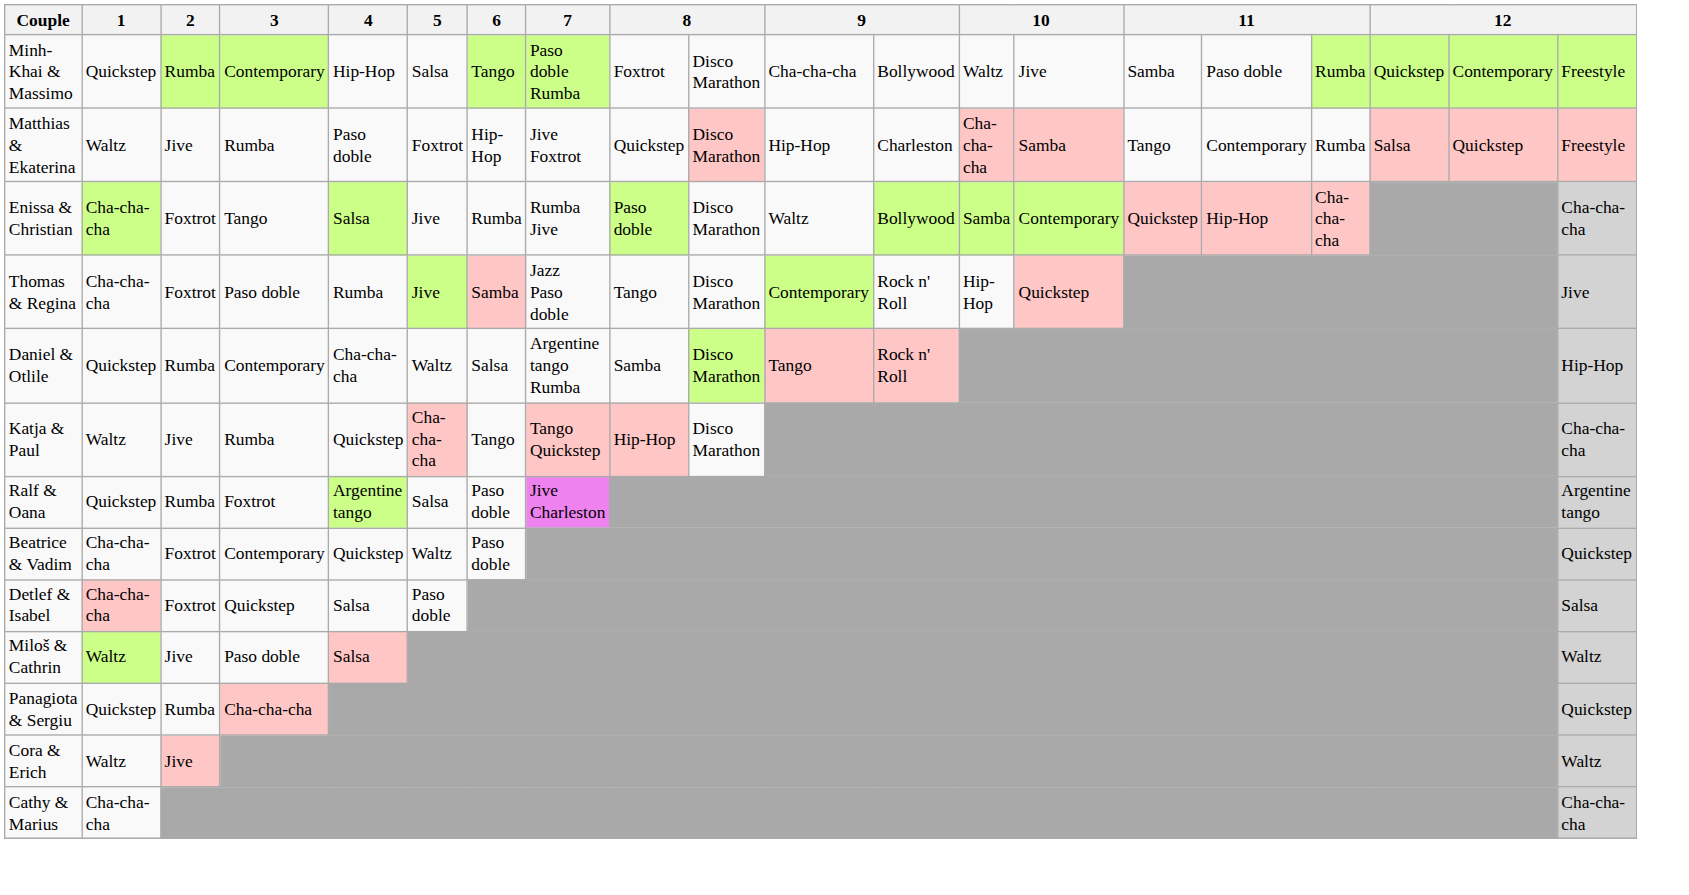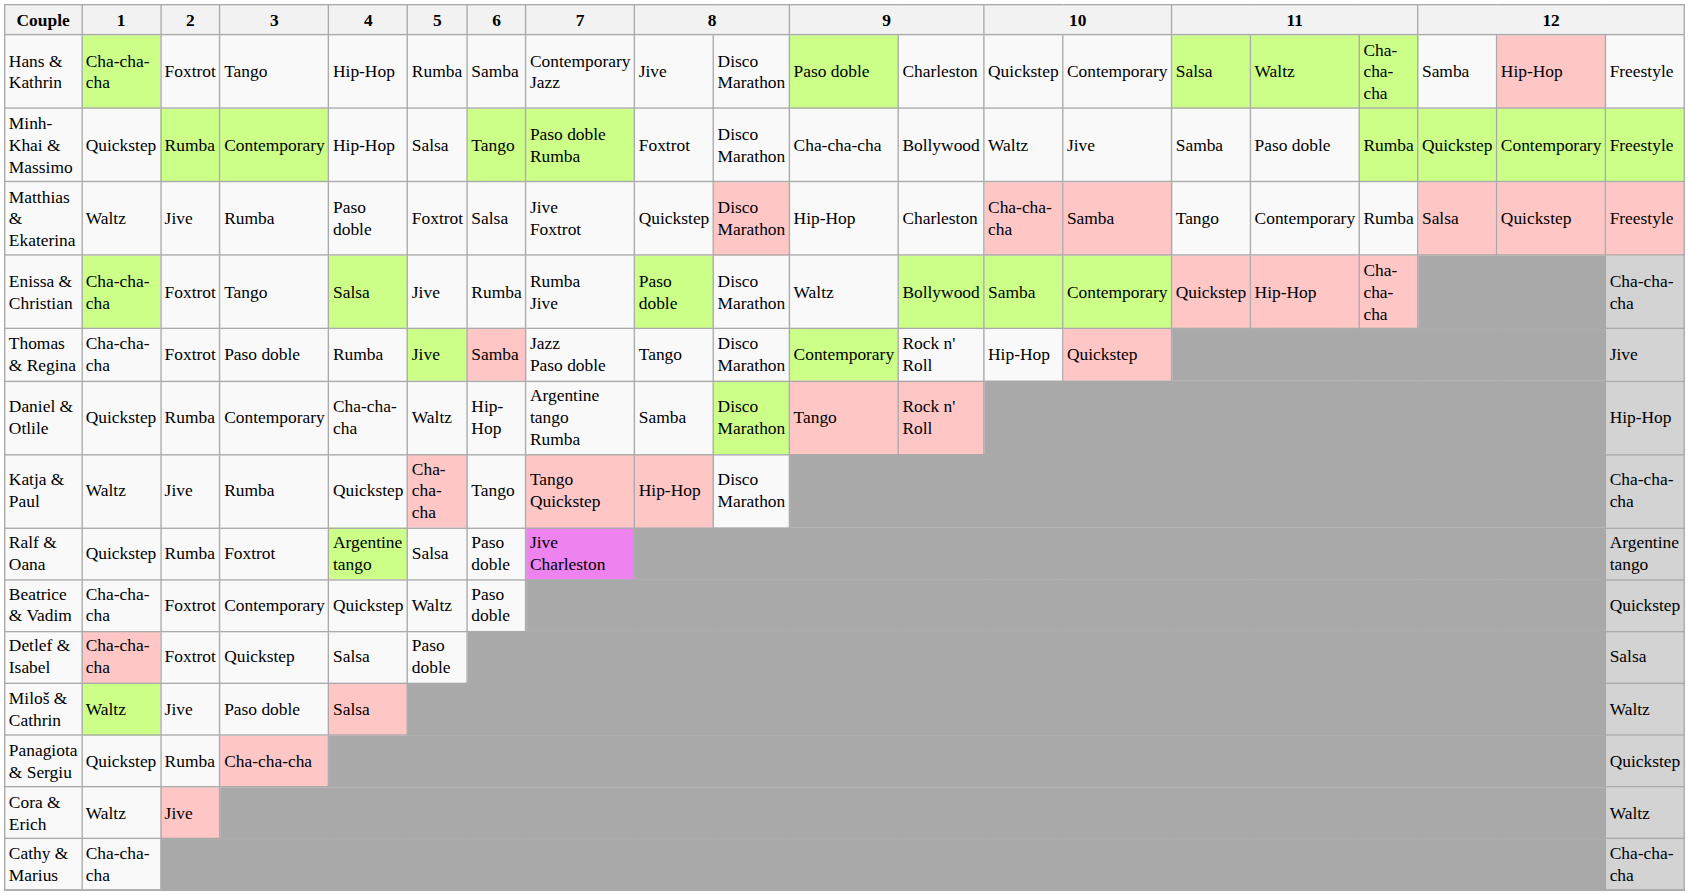+ row: (36, 71)
(487, 145) Hip-Hop -> (490, 218) Salsa
(490, 366) Salsa -> (487, 417) Hip-Hop
